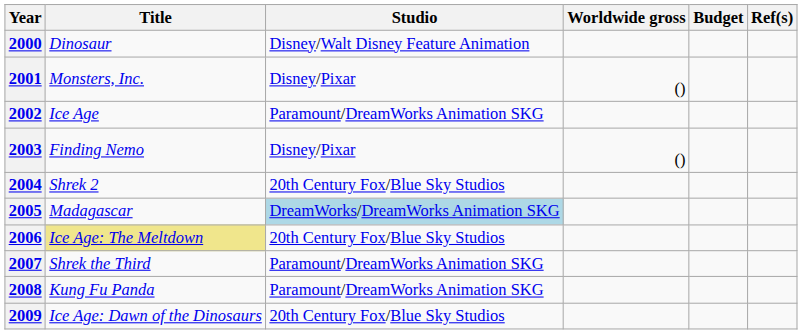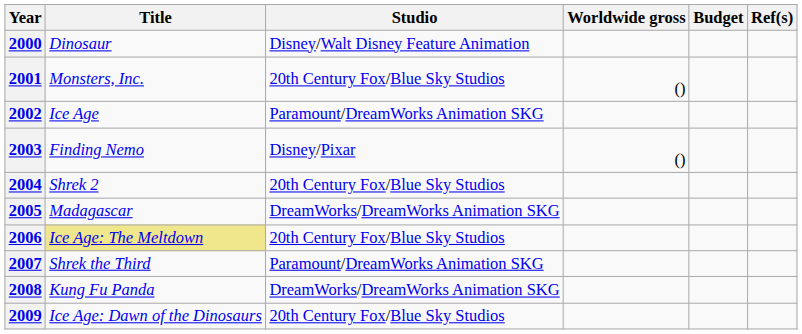(312, 79) Disney/Pixar -> (387, 79) 20th Century Fox/Blue Sky Studios
(415, 211) lightblue background -> (415, 211) no background
(407, 289) Paramount/DreamWorks Animation SKG -> (415, 289) DreamWorks/DreamWorks Animation SKG
